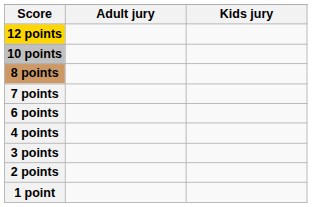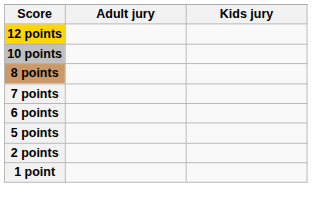+ row: (35, 133)
- row: (35, 133)
- row: (35, 152)
